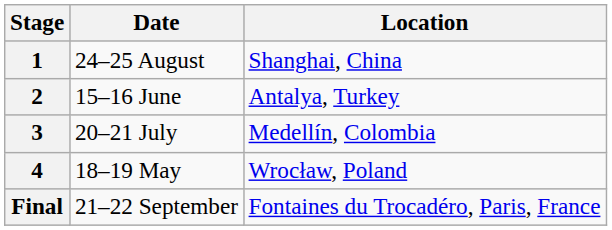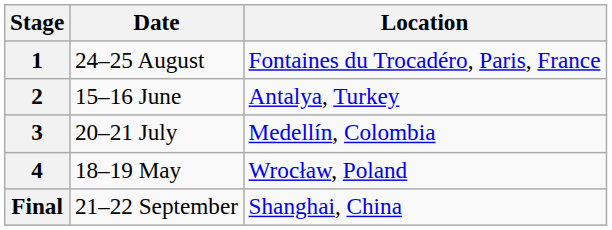(325, 59) Shanghai, China -> (425, 59) Fontaines du Trocadéro, Paris, France
(425, 206) Fontaines du Trocadéro, Paris, France -> (325, 206) Shanghai, China
